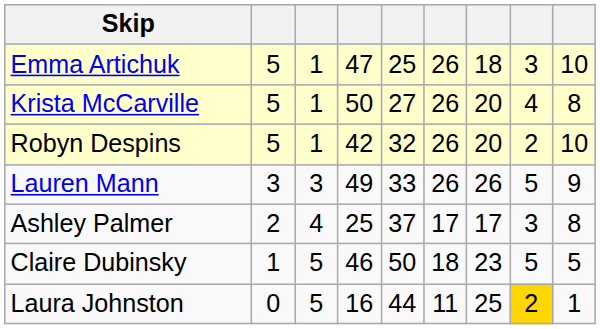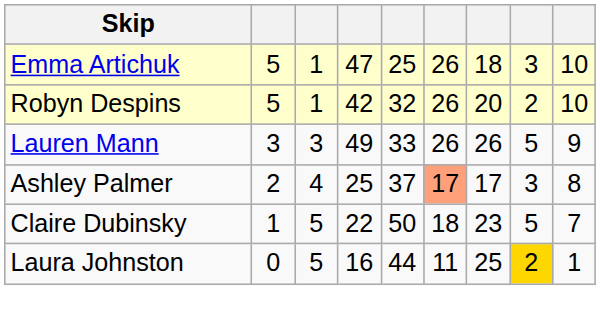- row: (105, 104)
(445, 223) no background -> (445, 183) lightsalmon background
(359, 263) 46 -> (359, 223) 22
(574, 263) 5 -> (574, 223) 7
